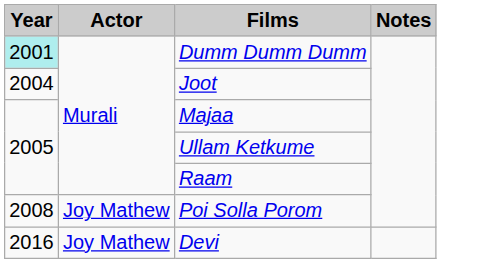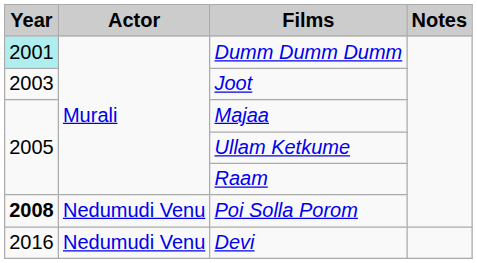(31, 83) 2004 -> (31, 83) 2003
(31, 210) normal -> (31, 210) bold
(116, 210) Joy Mathew -> (134, 210) Nedumudi Venu
(116, 242) Joy Mathew -> (134, 242) Nedumudi Venu
